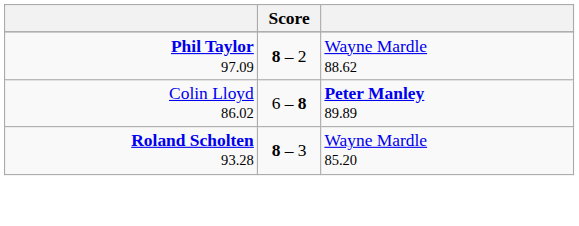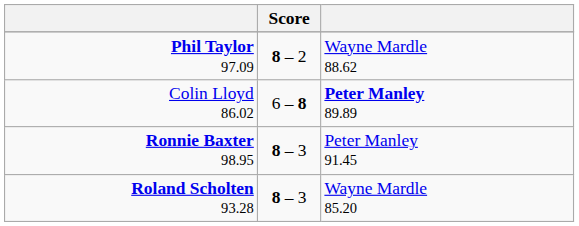+ row: (200, 150)
